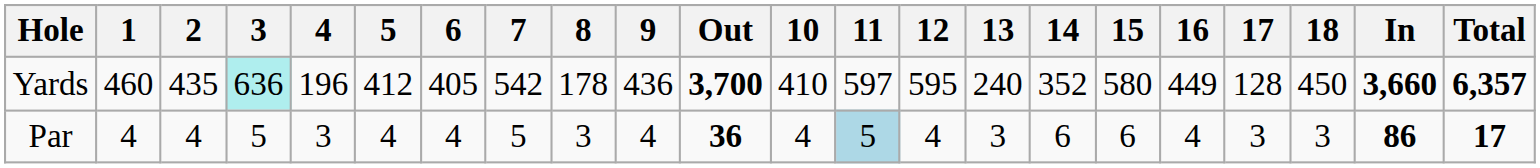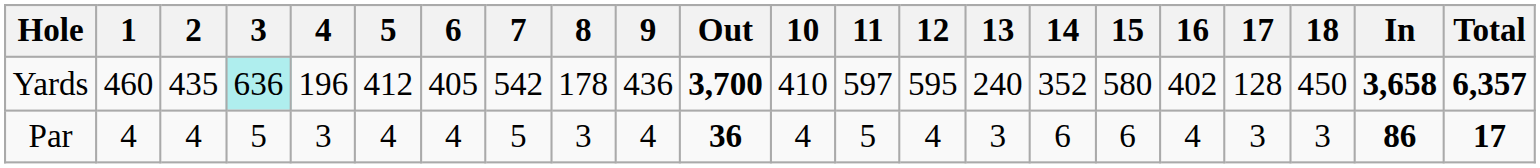(1193, 83) 449 -> (1193, 83) 402
(1400, 83) 3,660 -> (1400, 83) 3,658
(868, 135) lightblue background -> (868, 135) no background
